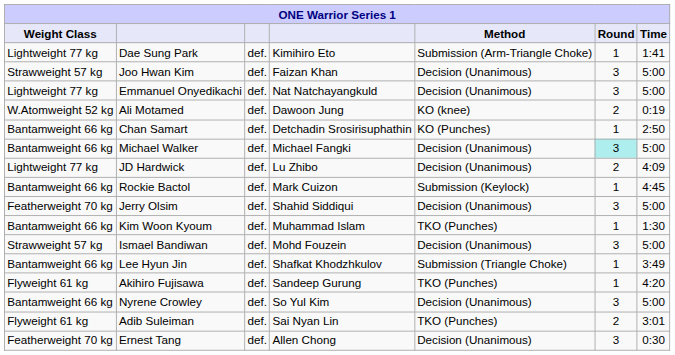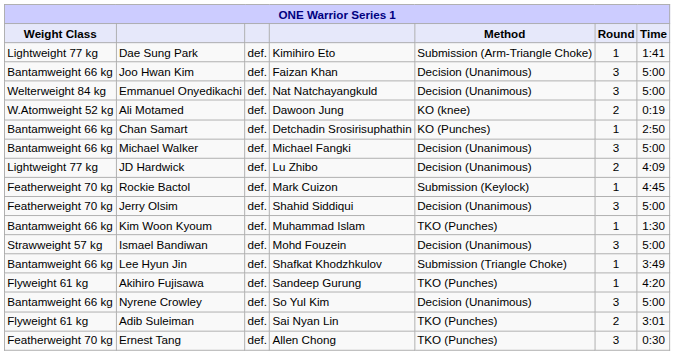(55, 71) Strawweight 57 kg -> (60, 71) Bantamweight 66 kg
(53, 91) Lightweight 77 kg -> (57, 91) Welterweight 84 kg
(616, 148) paleturquoise background -> (616, 148) no background
(60, 187) Bantamweight 66 kg -> (60, 187) Featherweight 70 kg
(474, 340) Decision (Unanimous) -> (457, 340) TKO (Punches)
